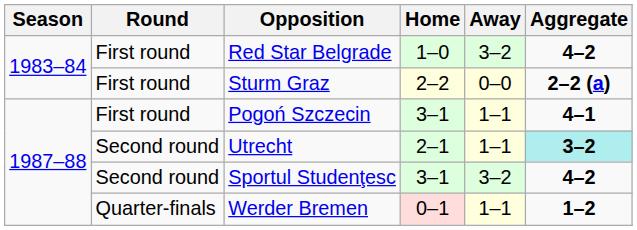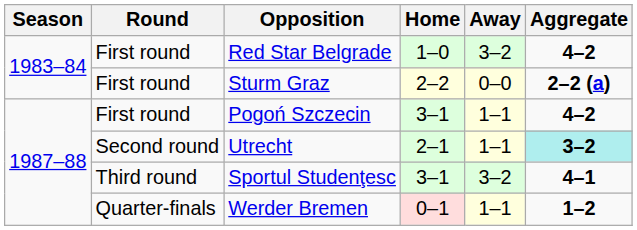(579, 114) 4–1 -> (579, 114) 4–2
(157, 177) Second round -> (146, 177) Third round
(579, 177) 4–2 -> (579, 177) 4–1
